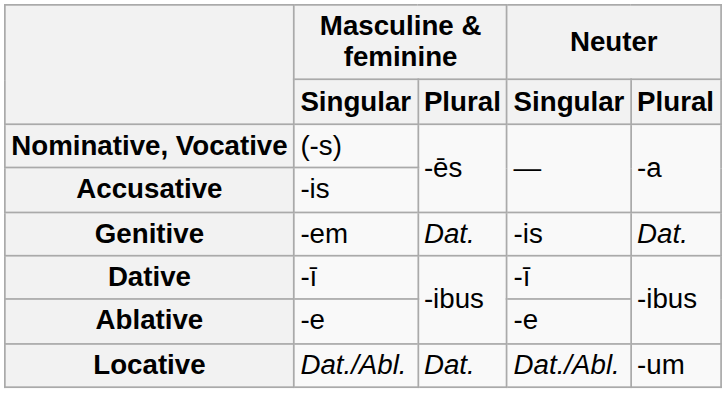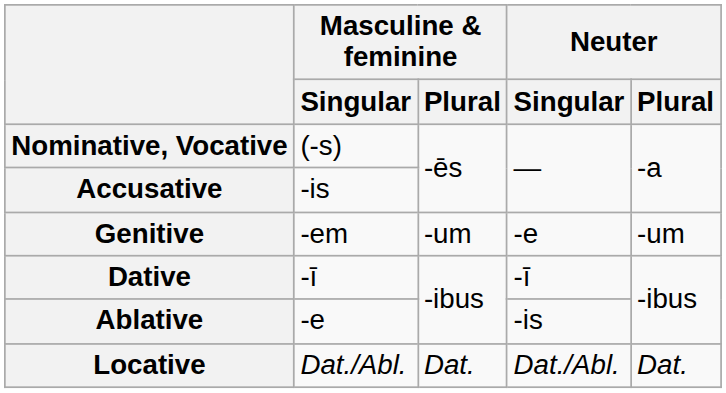(449, 233) Dat. -> (448, 233) -um
(528, 233) -is -> (526, 233) -e
(662, 233) Dat. -> (661, 233) -um
(526, 320) -e -> (528, 320) -is
(661, 364) -um -> (662, 364) Dat.
